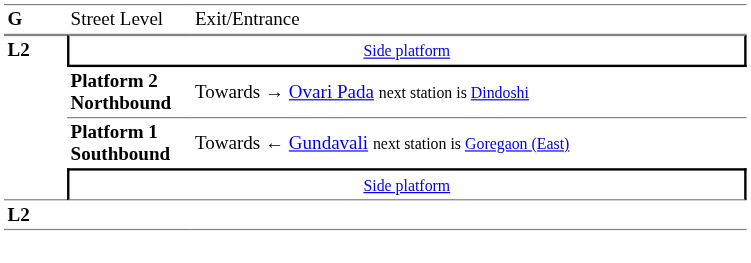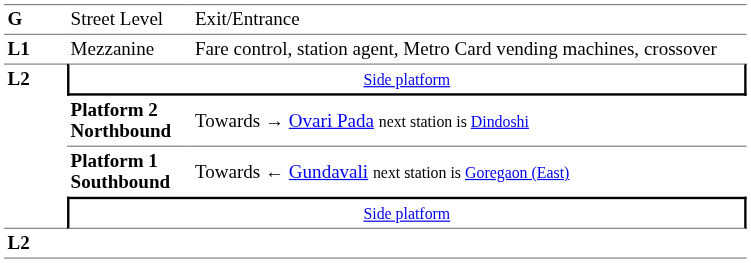+ row: (112, 49)
